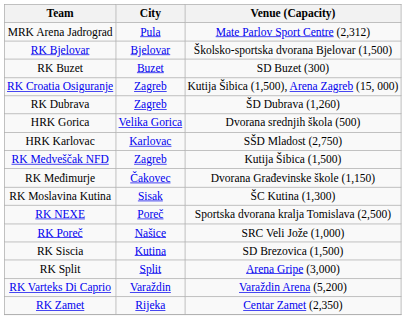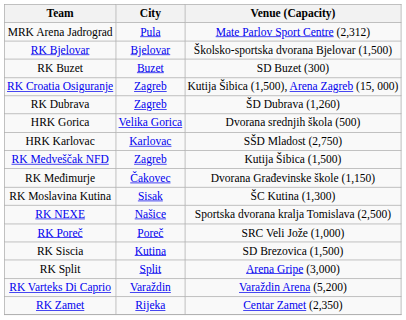(150, 214) Poreč -> (150, 214) Našice
(150, 232) Našice -> (150, 232) Poreč
